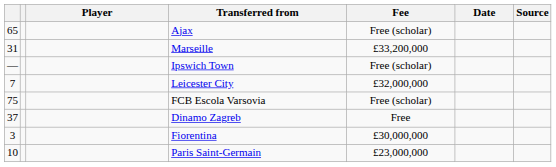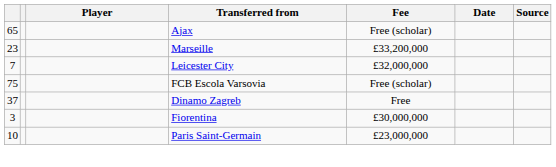(12, 48) 31 -> (12, 48) 23
- row: (202, 65)
